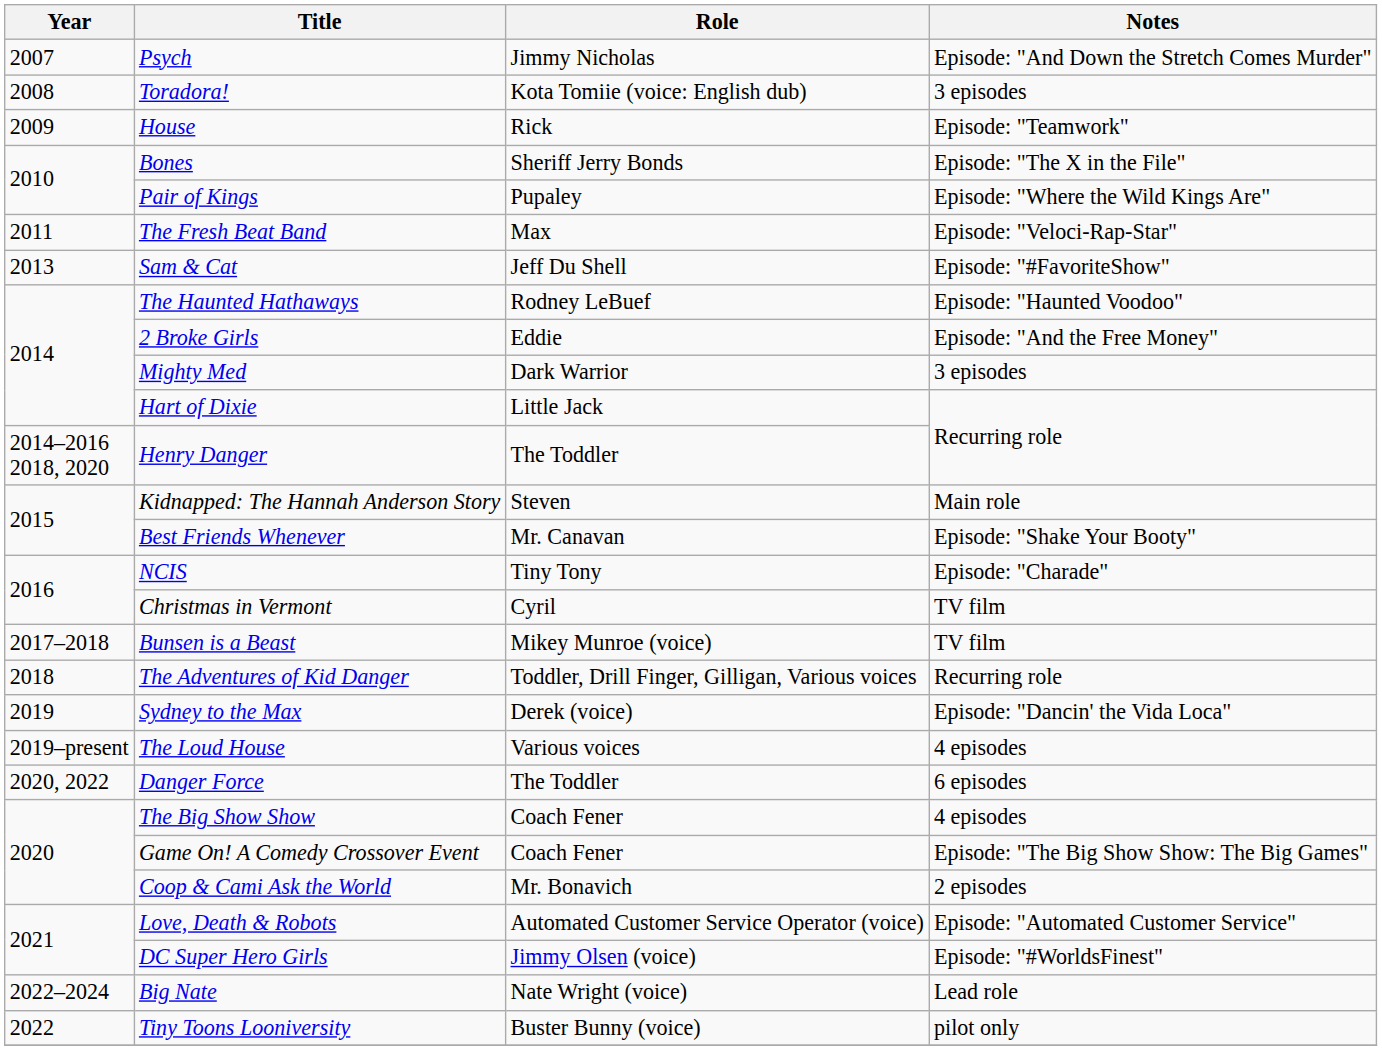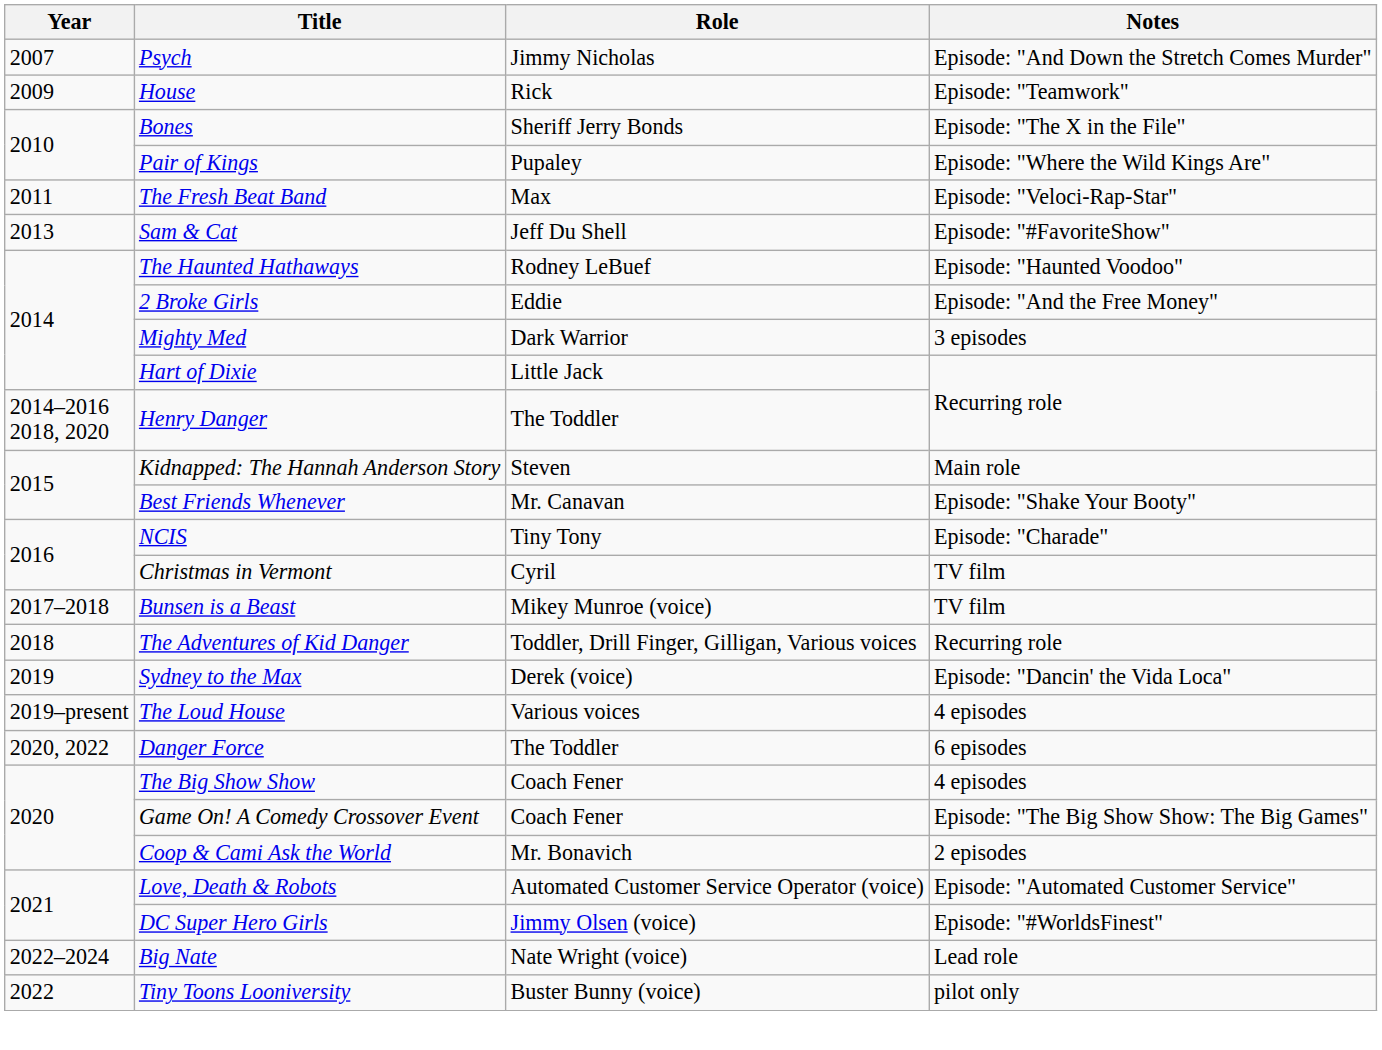- row: (184, 92)
